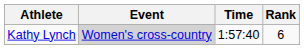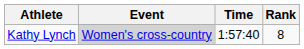(281, 35) 6 -> (281, 35) 8
